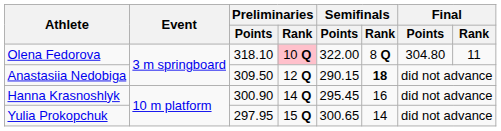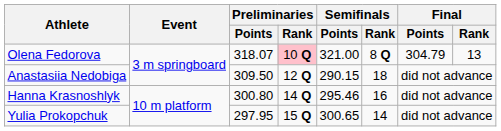(253, 55) 318.10 -> (253, 55) 318.07
(339, 55) 322.00 -> (339, 55) 321.00
(425, 55) 304.80 -> (425, 55) 304.79
(474, 55) 11 -> (474, 55) 13
(380, 75) bold -> (380, 75) normal
(253, 96) 300.90 -> (253, 96) 300.80
(339, 96) 295.45 -> (339, 96) 295.46
